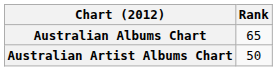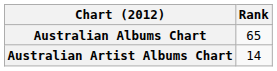(254, 55) 50 -> (254, 55) 14
